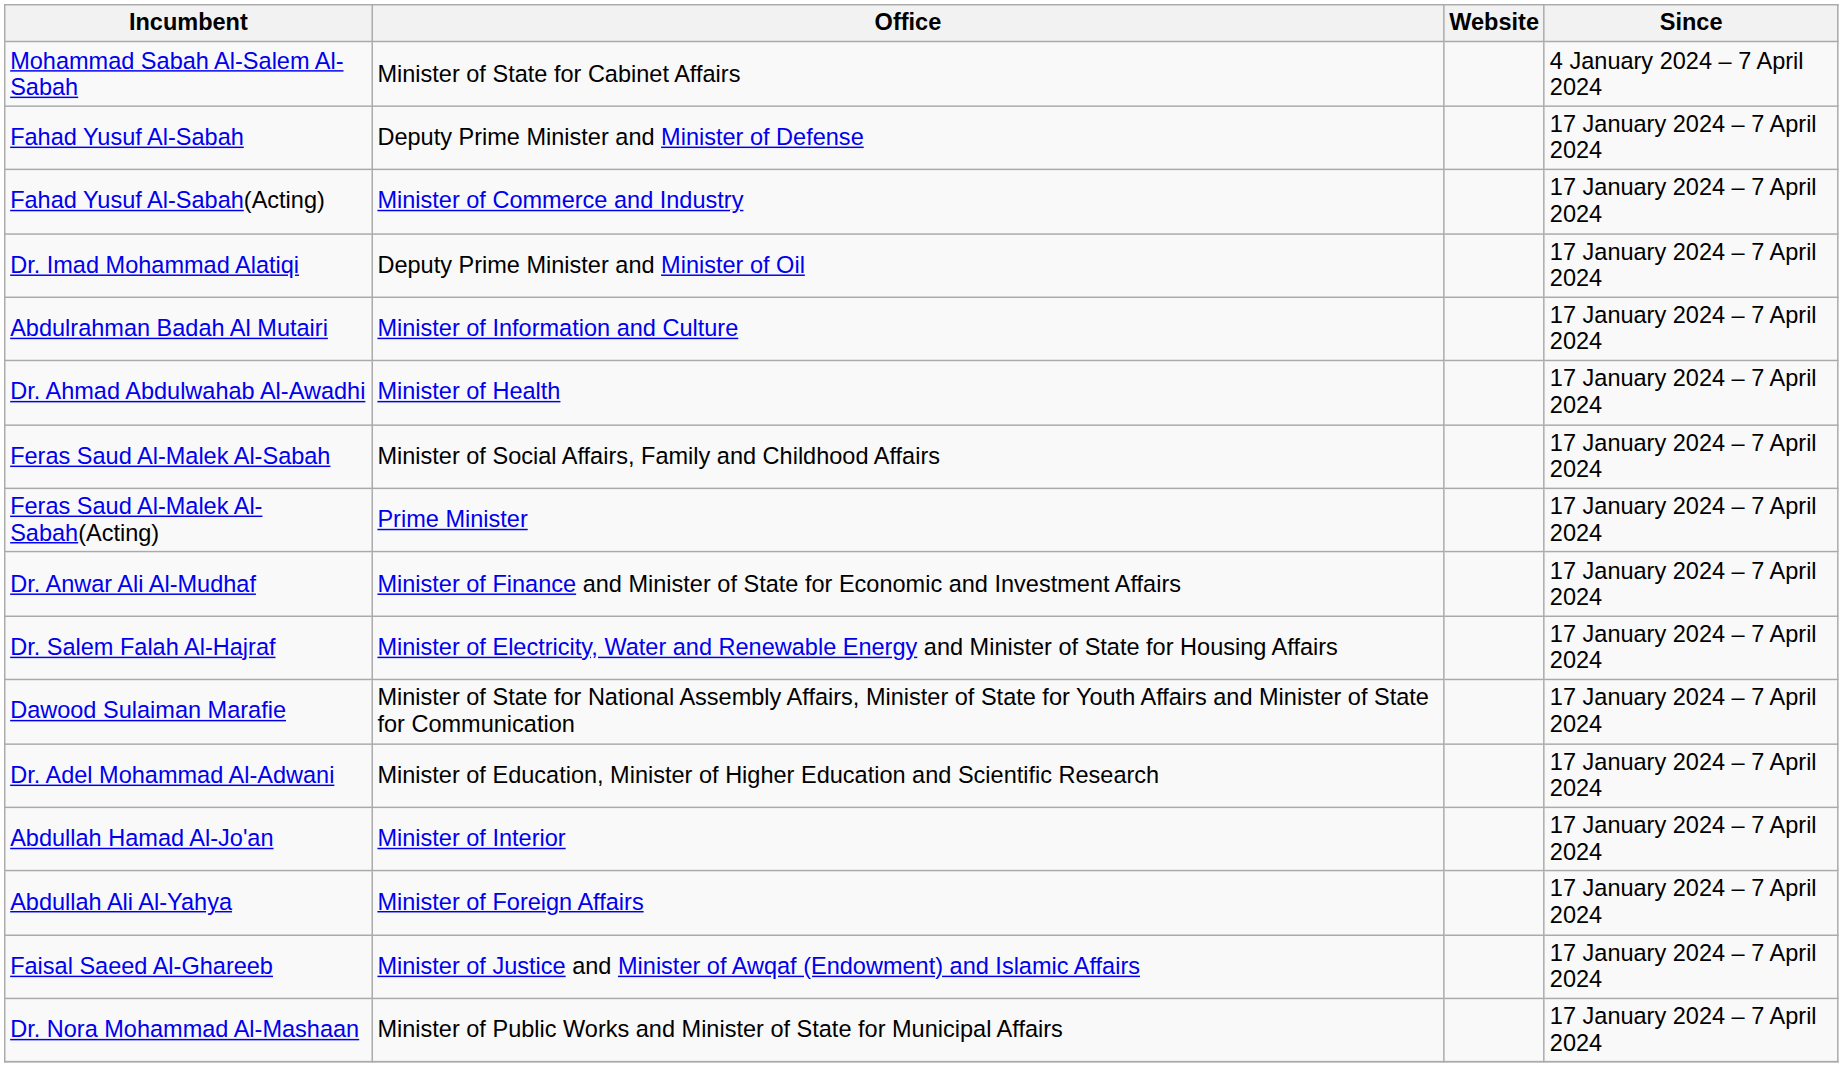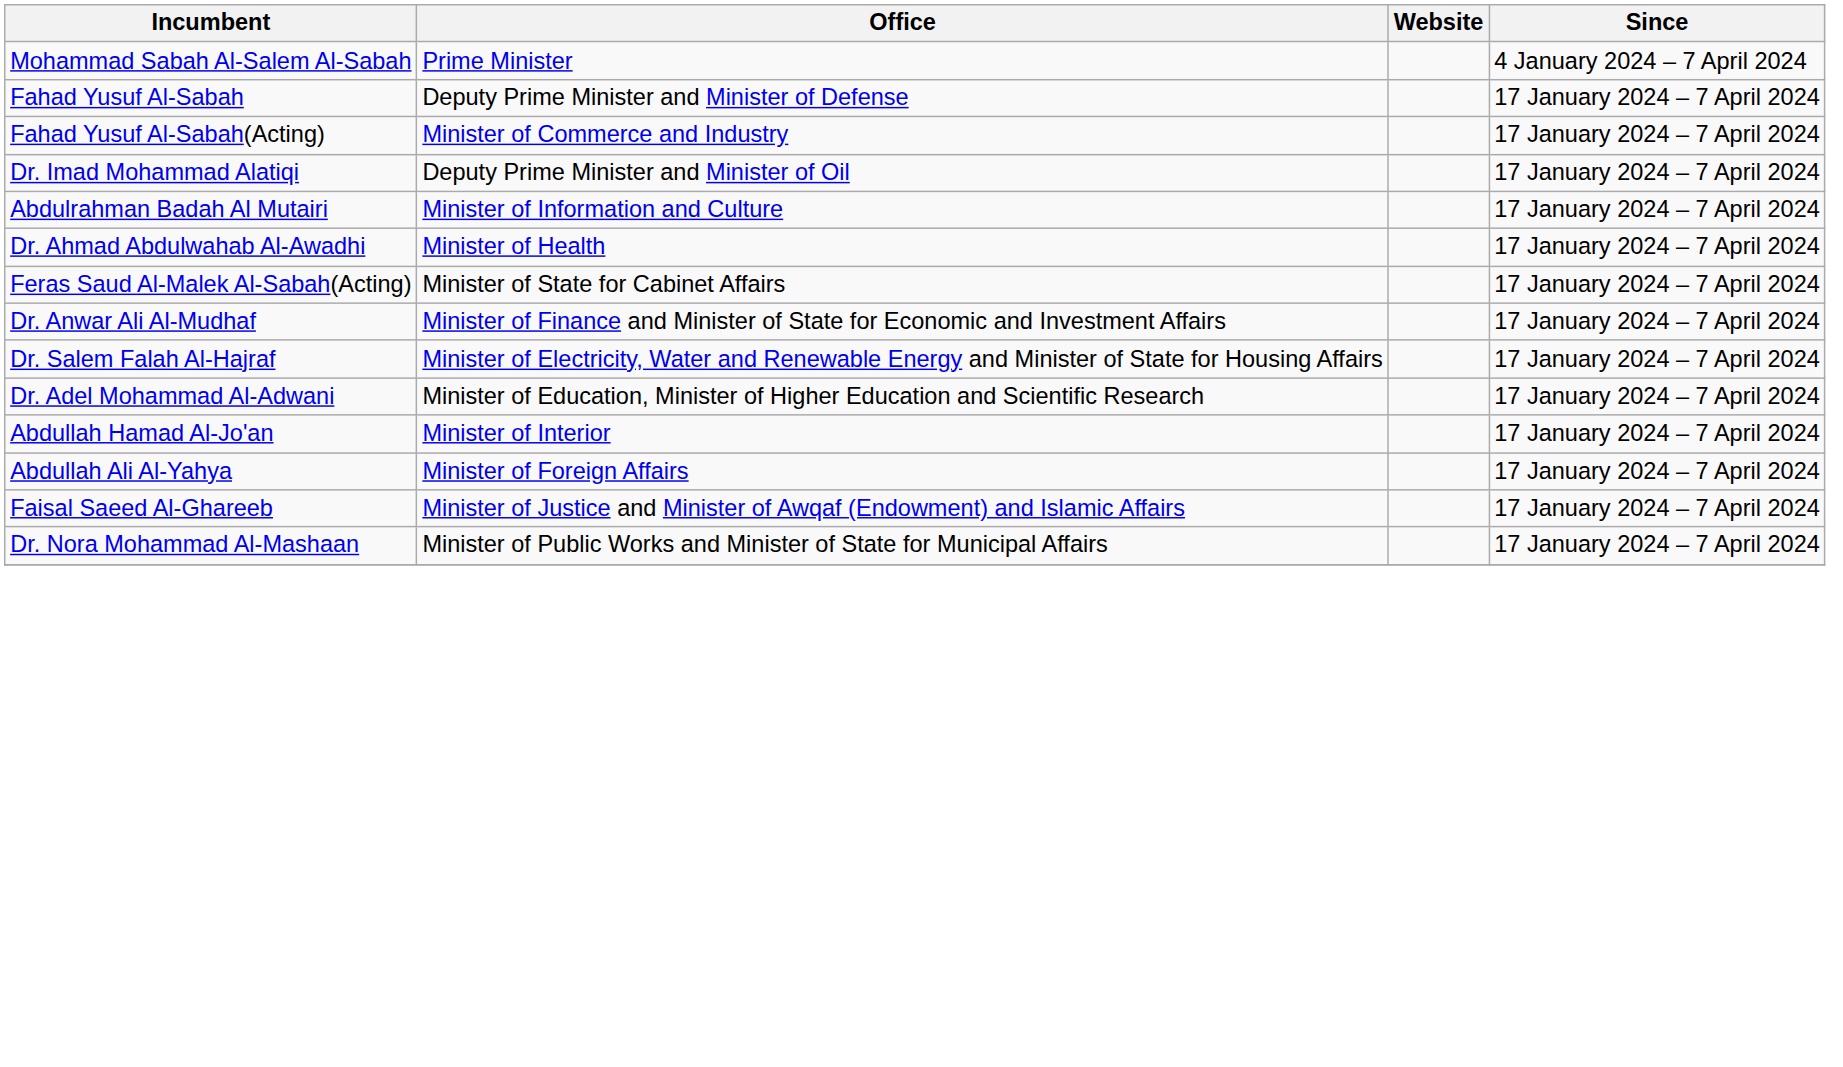(559, 73) Minister of State for Cabinet Affairs -> (498, 60) Prime Minister
- row: (170, 456)
(453, 520) Prime Minister -> (604, 284) Minister of State for Cabinet Affairs
- row: (148, 711)
